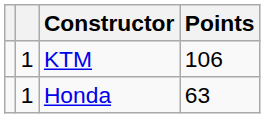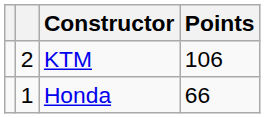(27, 59) 1 -> (27, 59) 2
(198, 95) 63 -> (198, 95) 66
